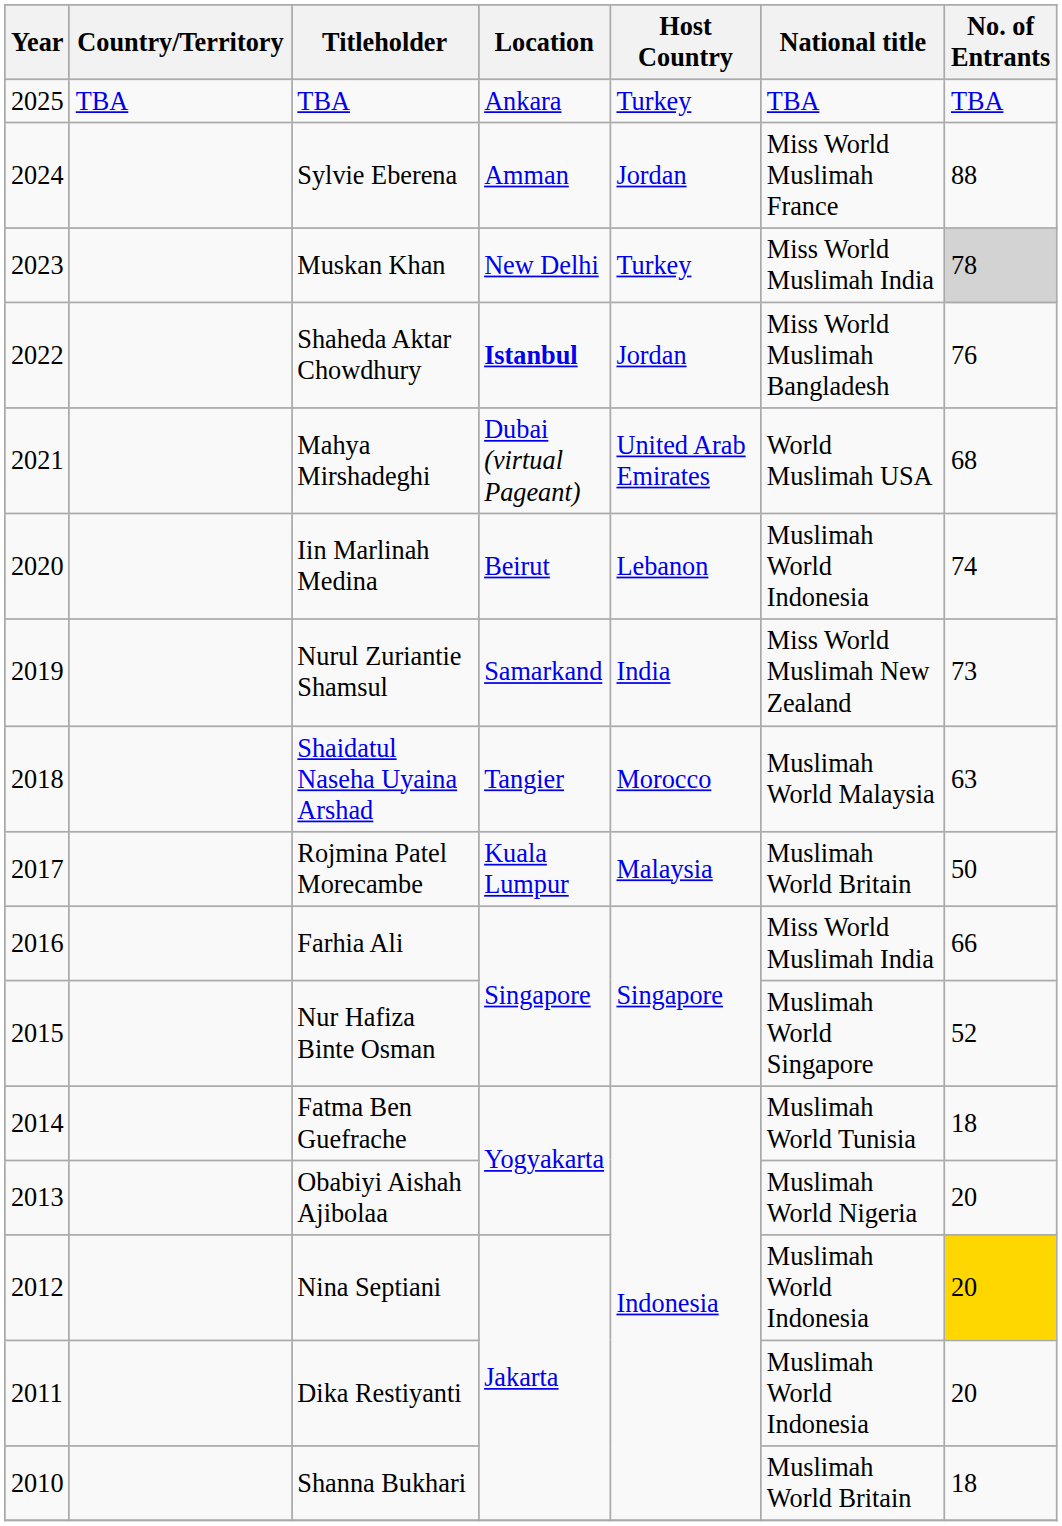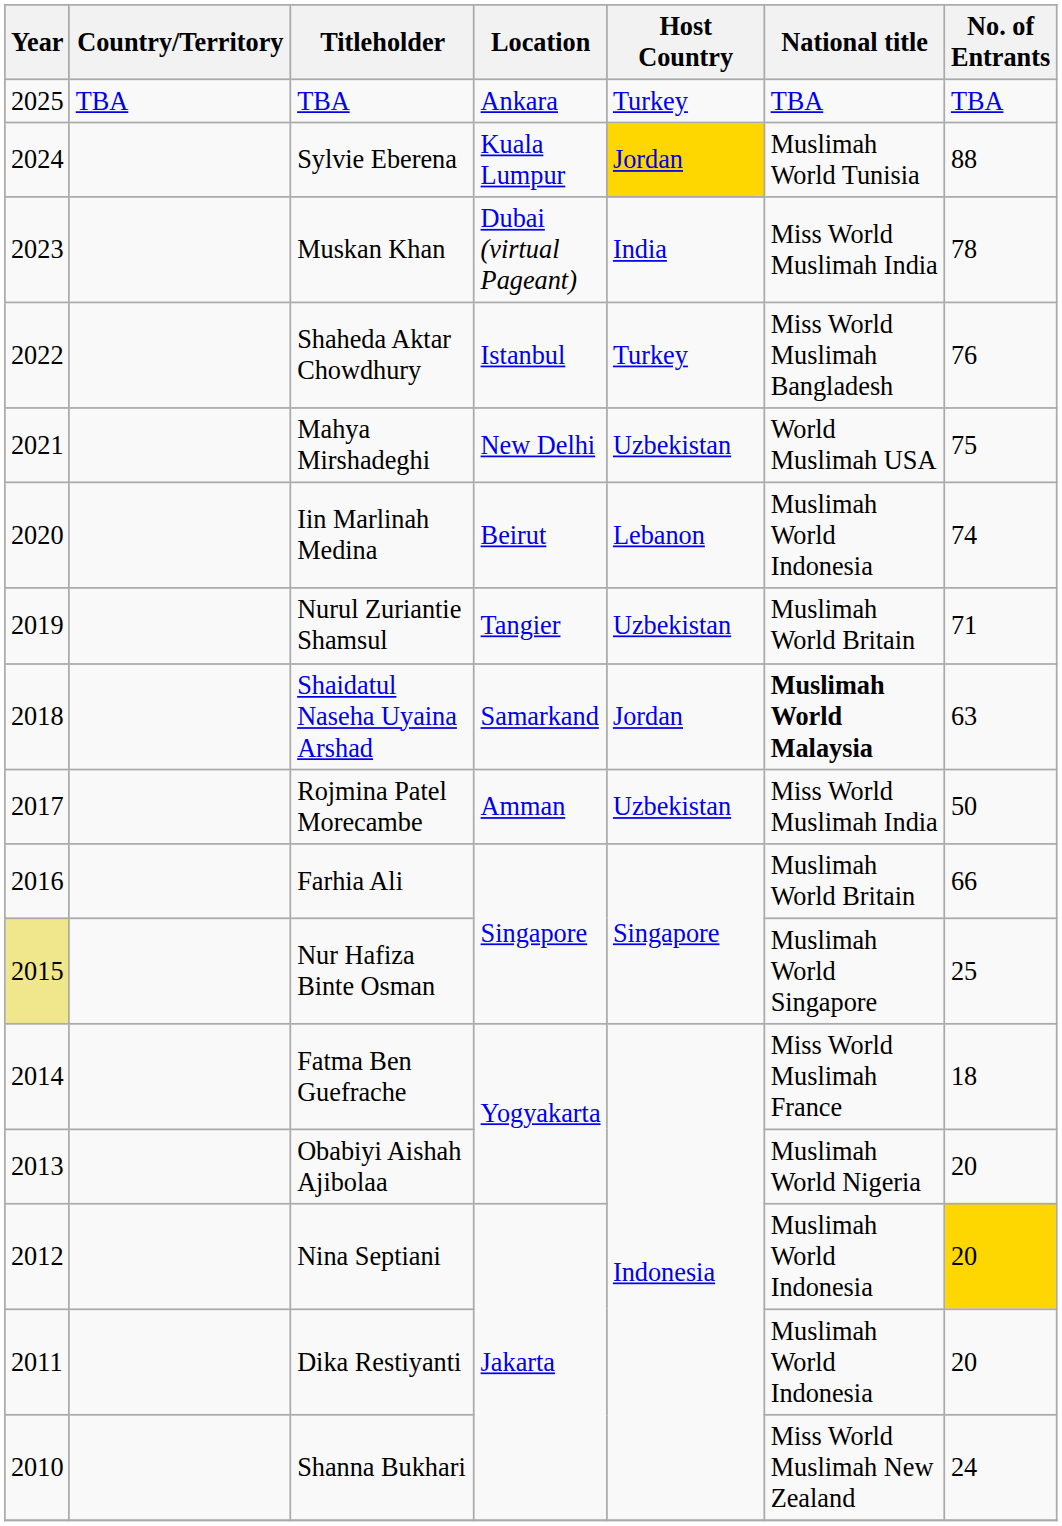(526, 175) Amman -> (523, 159) Kuala Lumpur
(652, 175) no background -> (648, 159) gold background
(828, 175) Miss World Muslimah France -> (845, 159) Muslimah World Tunisia
(541, 265) New Delhi -> (529, 249) Dubai (virtual Pageant)
(654, 265) Turkey -> (640, 249) India
(964, 265) lightgrey background -> (964, 249) no background
(531, 355) bold -> (523, 355) normal
(652, 355) Jordan -> (650, 355) Turkey
(532, 461) Dubai (virtual Pageant) -> (538, 445) New Delhi
(681, 461) United Arab Emirates -> (672, 445) Uzbekistan
(964, 461) 68 -> (964, 445) 75
(543, 672) Samarkand -> (521, 625) Tangier
(643, 672) India -> (672, 625) Uzbekistan
(848, 672) Miss World Muslimah New Zealand -> (843, 625) Muslimah World Britain
(964, 672) 73 -> (964, 625) 71
(524, 778) Tangier -> (540, 715) Samarkand
(664, 778) Morocco -> (648, 715) Jordan
(851, 778) normal -> (828, 715) bold
(526, 868) Kuala Lumpur -> (523, 805) Amman
(665, 868) Malaysia -> (672, 805) Uzbekistan
(839, 868) Muslimah World Britain -> (854, 805) Miss World Muslimah India
(850, 942) Miss World Muslimah India -> (843, 880) Muslimah World Britain
(37, 1032) no background -> (37, 970) khaki background
(964, 1032) 52 -> (964, 970) 25
(841, 1122) Muslimah World Tunisia -> (832, 1076) Miss World Muslimah France
(839, 1483) Muslimah World Britain -> (852, 1467) Miss World Muslimah New Zealand
(964, 1483) 18 -> (964, 1467) 24
